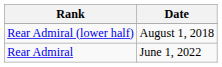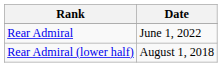rows swapped: (70, 33) <-> (40, 52)
